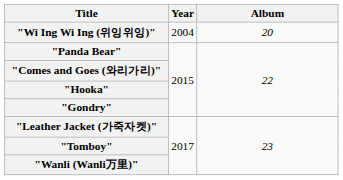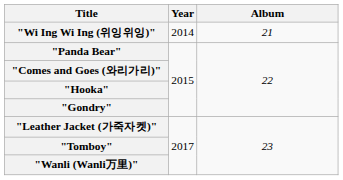(183, 32) 2004 -> (183, 32) 2014
(267, 32) 20 -> (267, 32) 21
